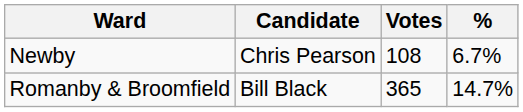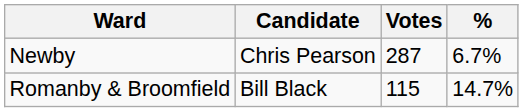(404, 55) 108 -> (404, 55) 287
(404, 89) 365 -> (403, 89) 115
